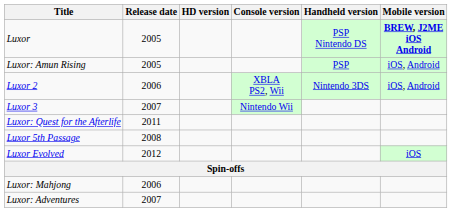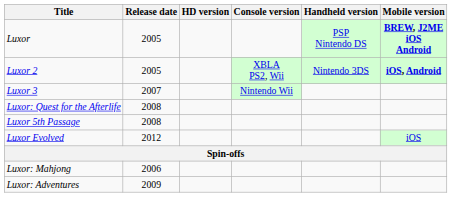- row: (46, 65)
(151, 86) 2006 -> (151, 70) 2005
(414, 86) normal -> (414, 70) bold
(151, 122) 2011 -> (151, 107) 2008
(151, 199) 2007 -> (151, 184) 2009
